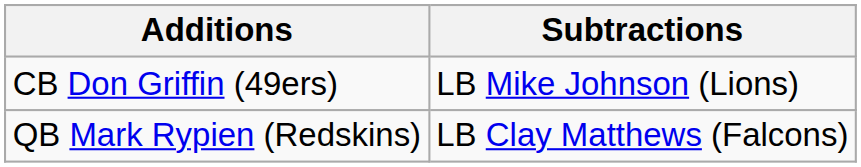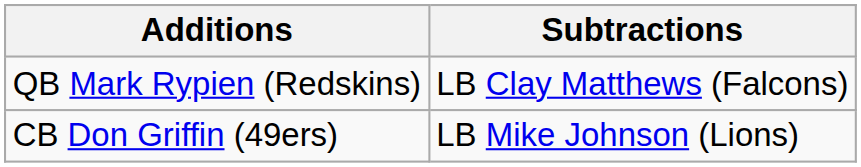rows swapped: (217, 135) <-> (175, 82)
